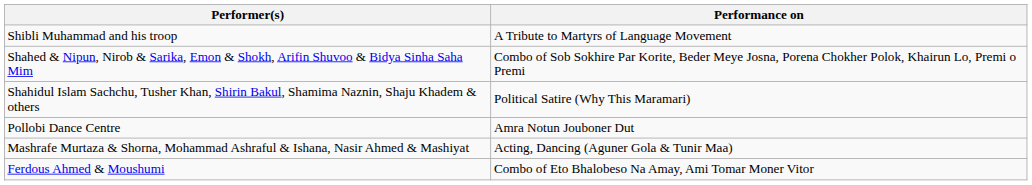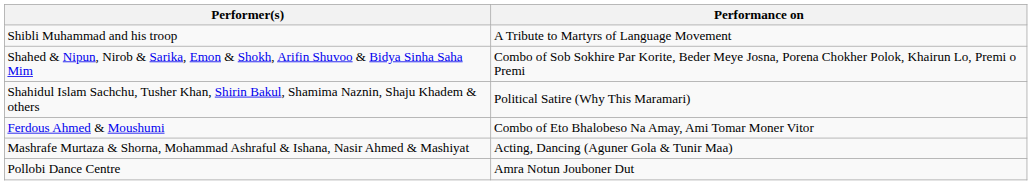rows swapped: (86, 169) <-> (64, 127)
